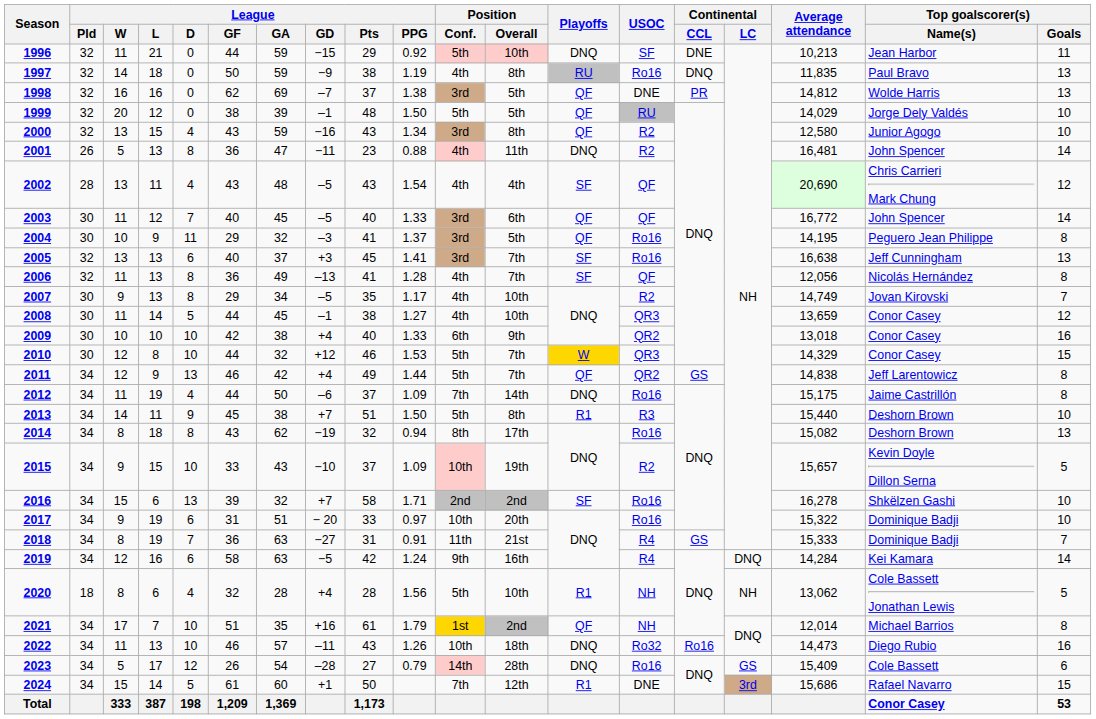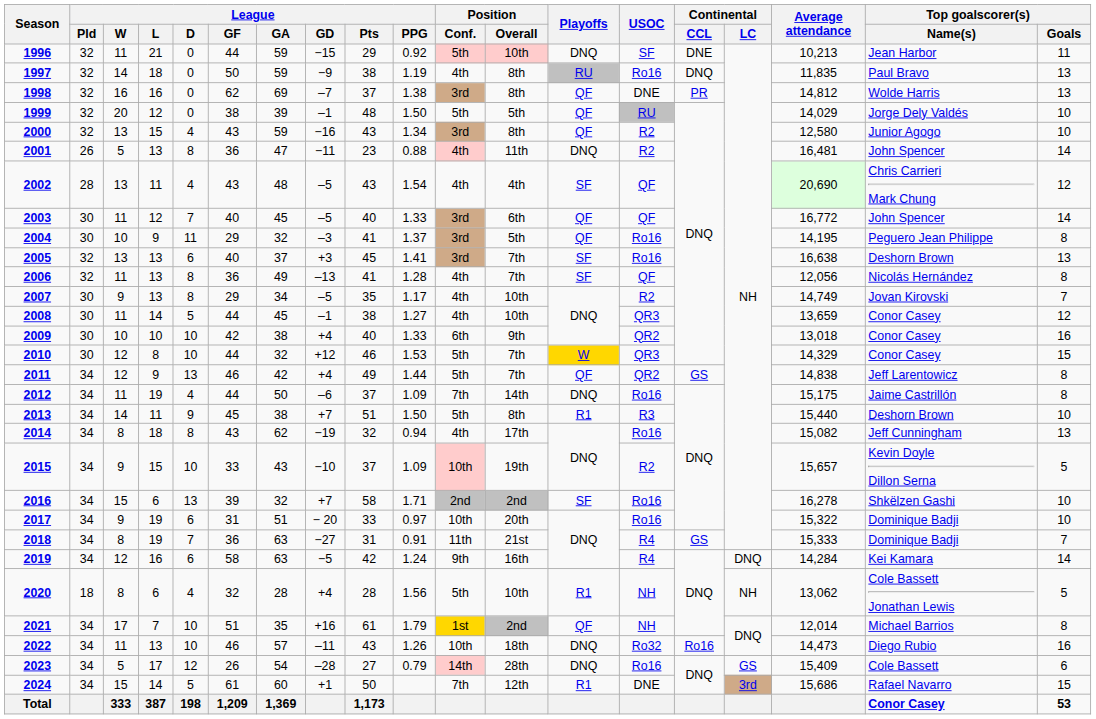(517, 93) 5th -> (517, 93) 8th
(915, 258) Jeff Cunningham -> (911, 258) Deshorn Brown
(460, 434) 8th -> (460, 434) 4th
(911, 434) Deshorn Brown -> (915, 434) Jeff Cunningham
